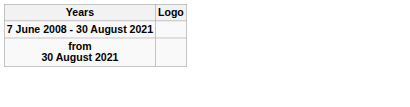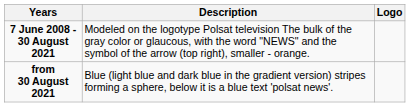+ column: (228, 12)
